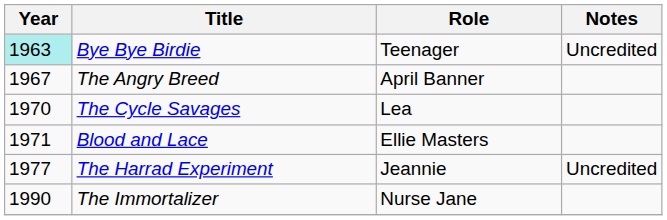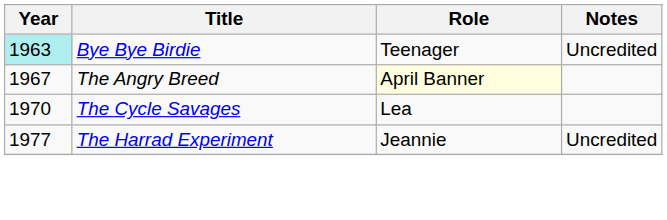(432, 79) no background -> (432, 79) lightyellow background
- row: (142, 139)
- row: (147, 199)
